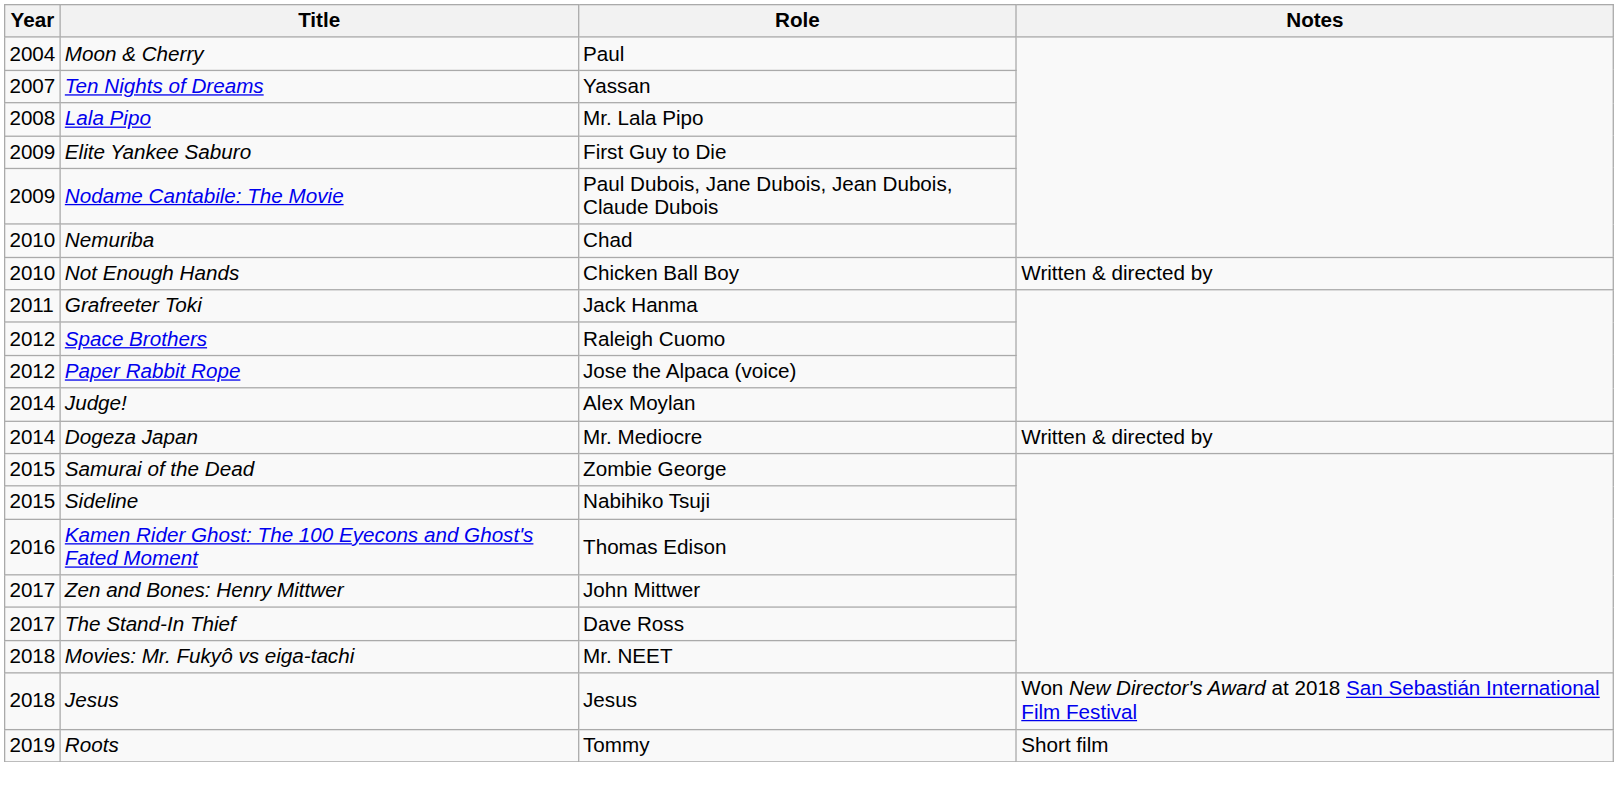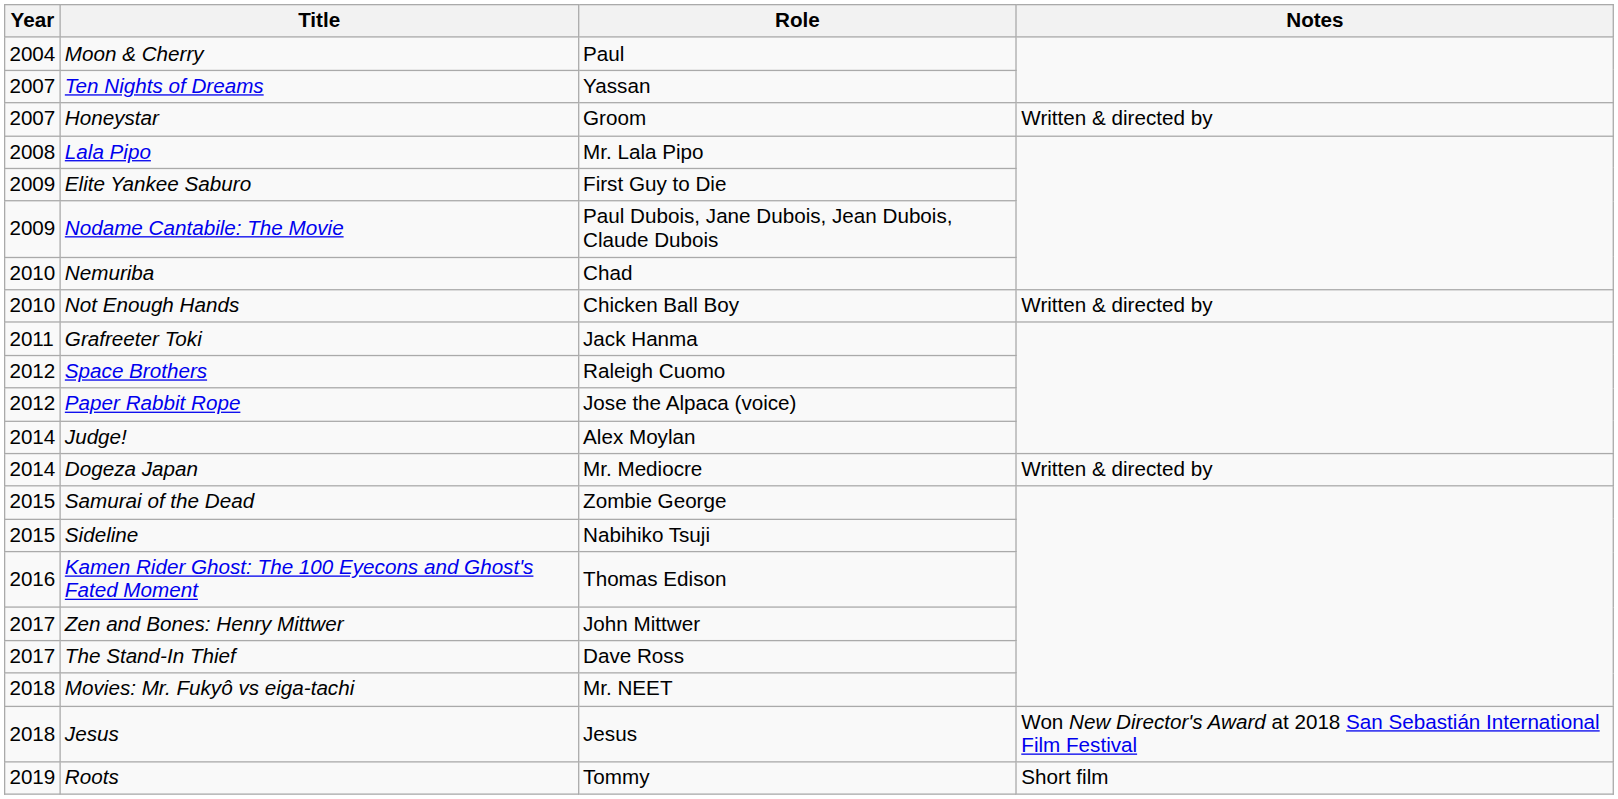+ row: (112, 119)
